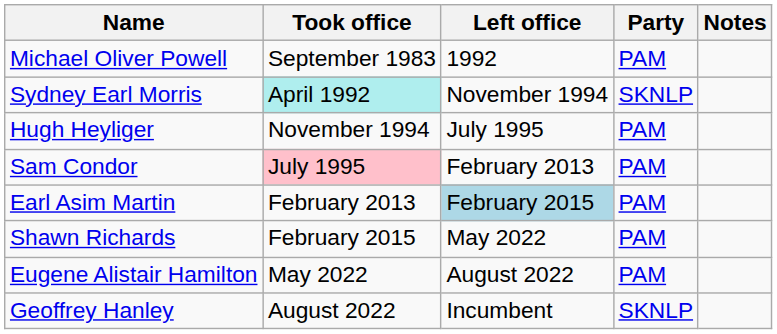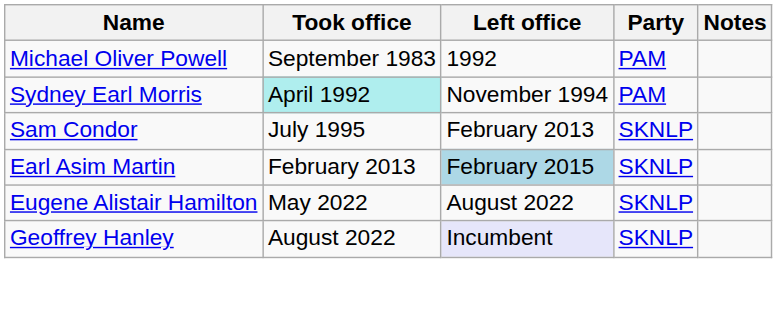(656, 94) SKNLP -> (642, 94) PAM
- row: (82, 130)
(317, 166) pink background -> (317, 130) no background
(642, 166) PAM -> (656, 130) SKNLP
(642, 202) PAM -> (656, 166) SKNLP
- row: (93, 238)
(642, 274) PAM -> (656, 202) SKNLP
(499, 310) no background -> (499, 238) lavender background
